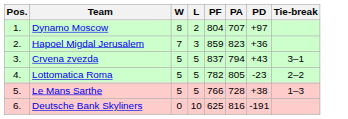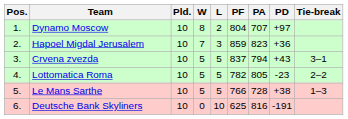+ column: (182, 12)
